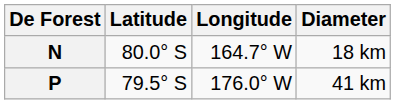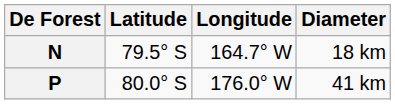(154, 51) 80.0° S -> (154, 51) 79.5° S
(154, 83) 79.5° S -> (154, 83) 80.0° S
